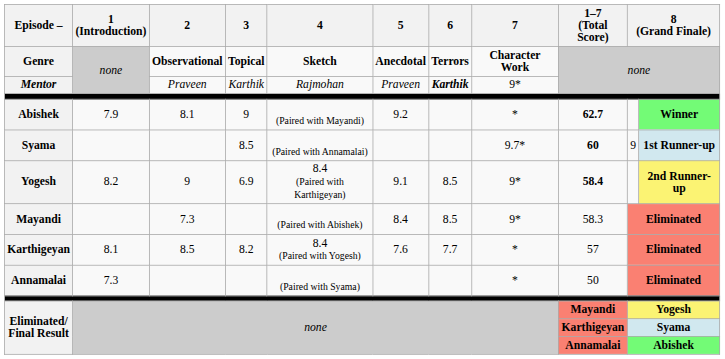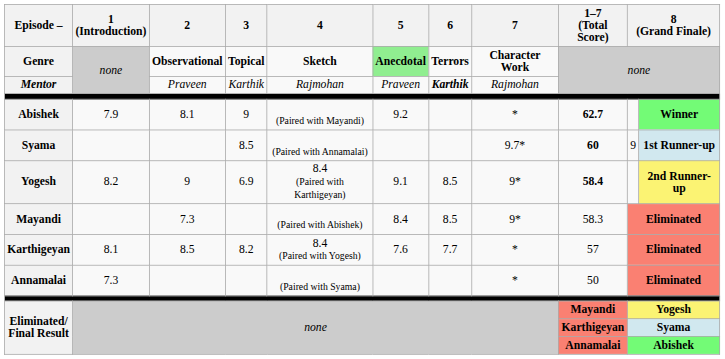(401, 61) no background -> (401, 61) lightgreen background
(515, 85) 9* -> (515, 85) Rajmohan
